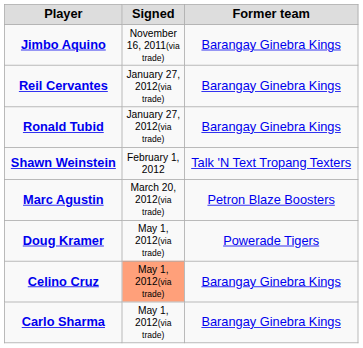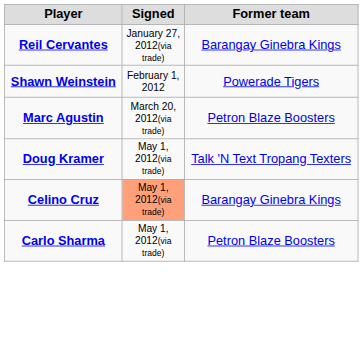- row: (63, 45)
- row: (63, 126)
(271, 163) Talk 'N Text Tropang Texters -> (271, 81) Powerade Tigers
(271, 240) Powerade Tigers -> (271, 158) Talk 'N Text Tropang Texters
(271, 322) Barangay Ginebra Kings -> (271, 240) Petron Blaze Boosters
